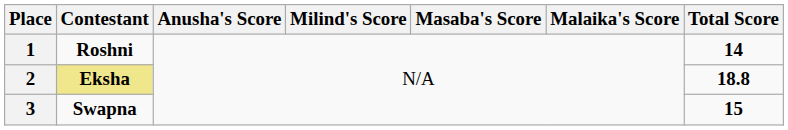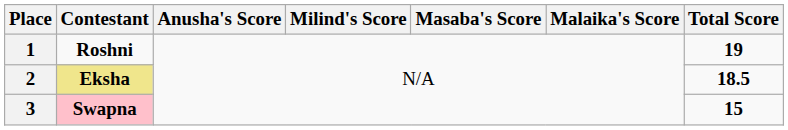(733, 49) 14 -> (733, 49) 19
(733, 79) 18.8 -> (733, 79) 18.5
(105, 109) no background -> (105, 109) pink background
